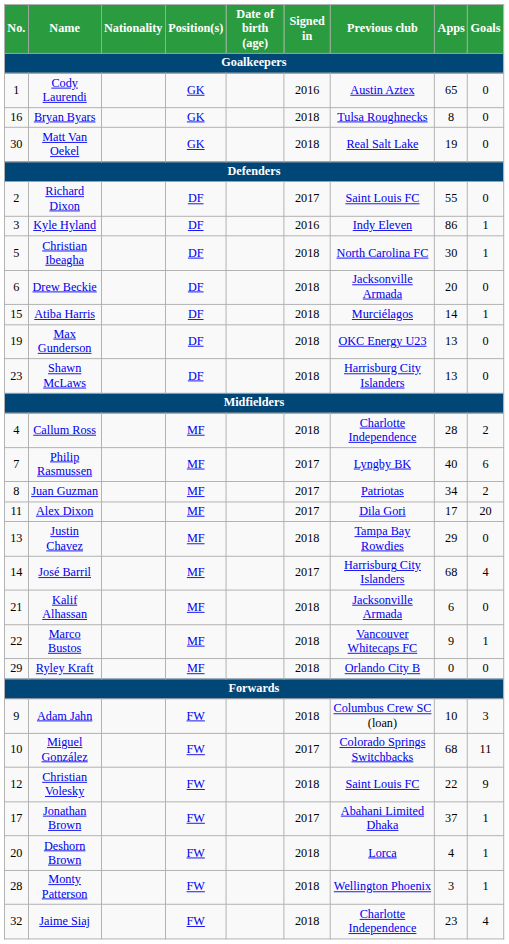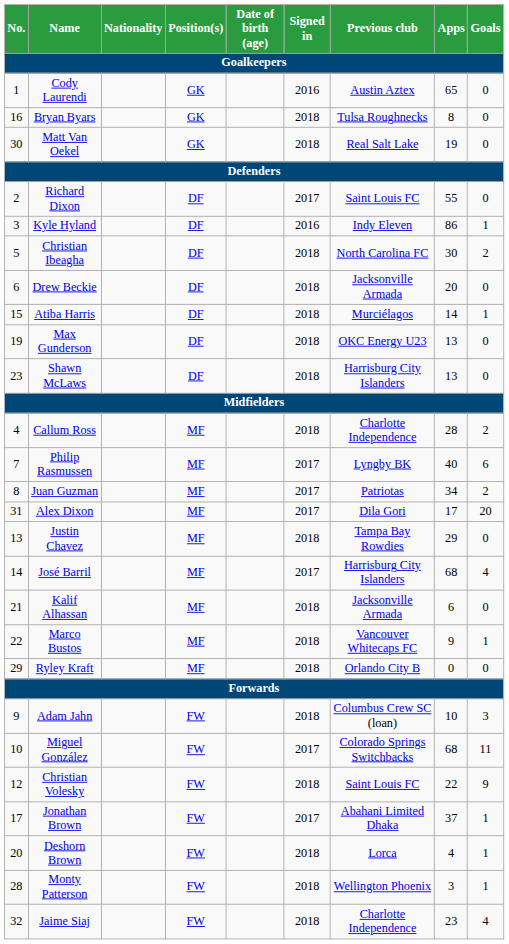(486, 252) 1 -> (486, 252) 2
(16, 511) 11 -> (16, 511) 31
